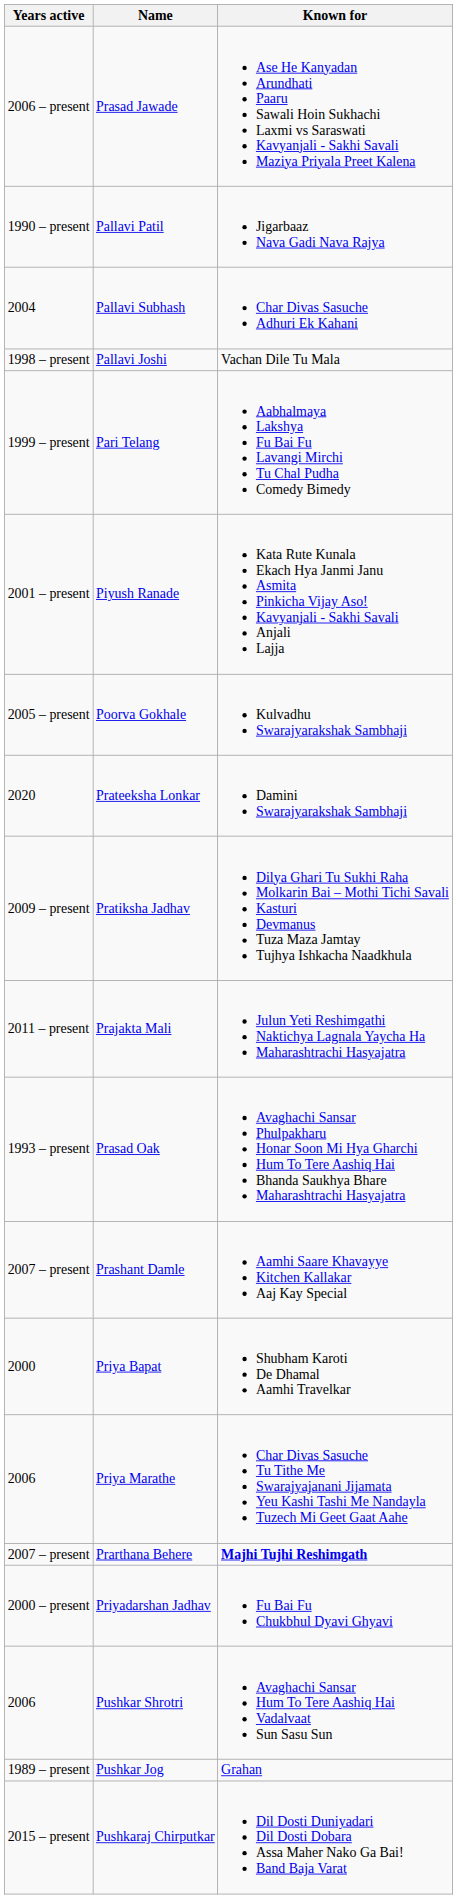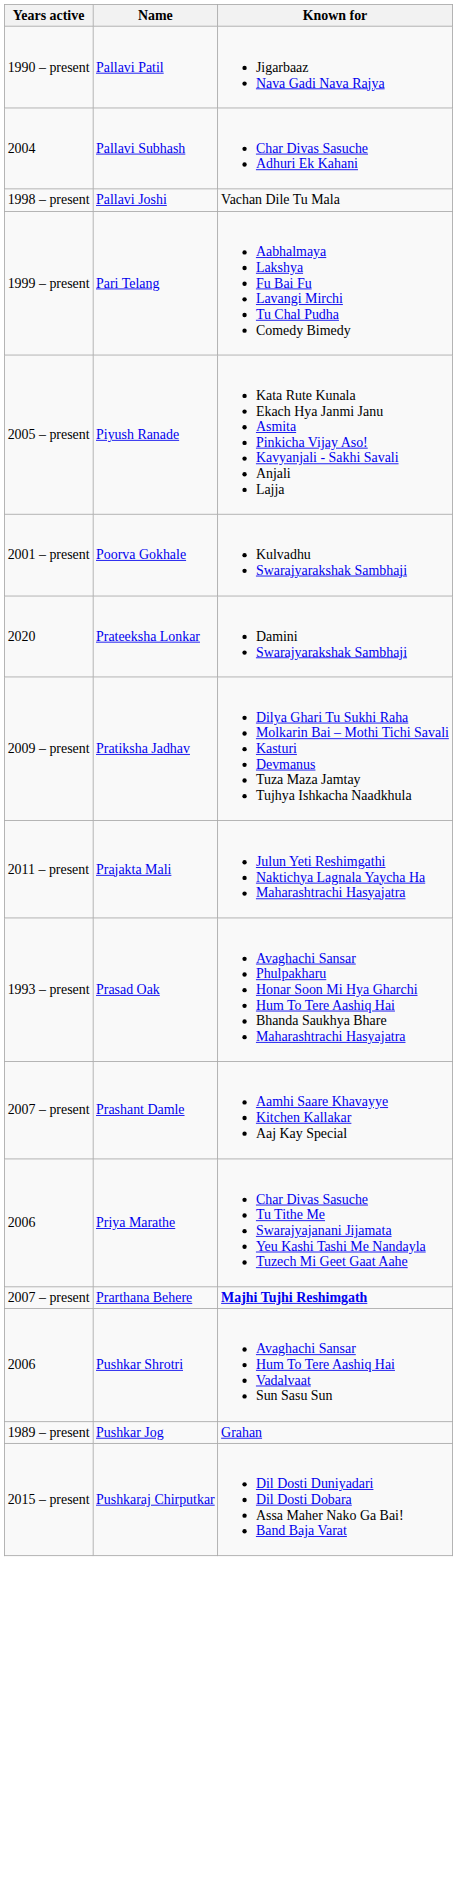- row: (137, 106)
(49, 594) 2001 – present -> (49, 434) 2005 – present
(49, 714) 2005 – present -> (49, 555) 2001 – present
- row: (129, 1366)
- row: (153, 1605)
